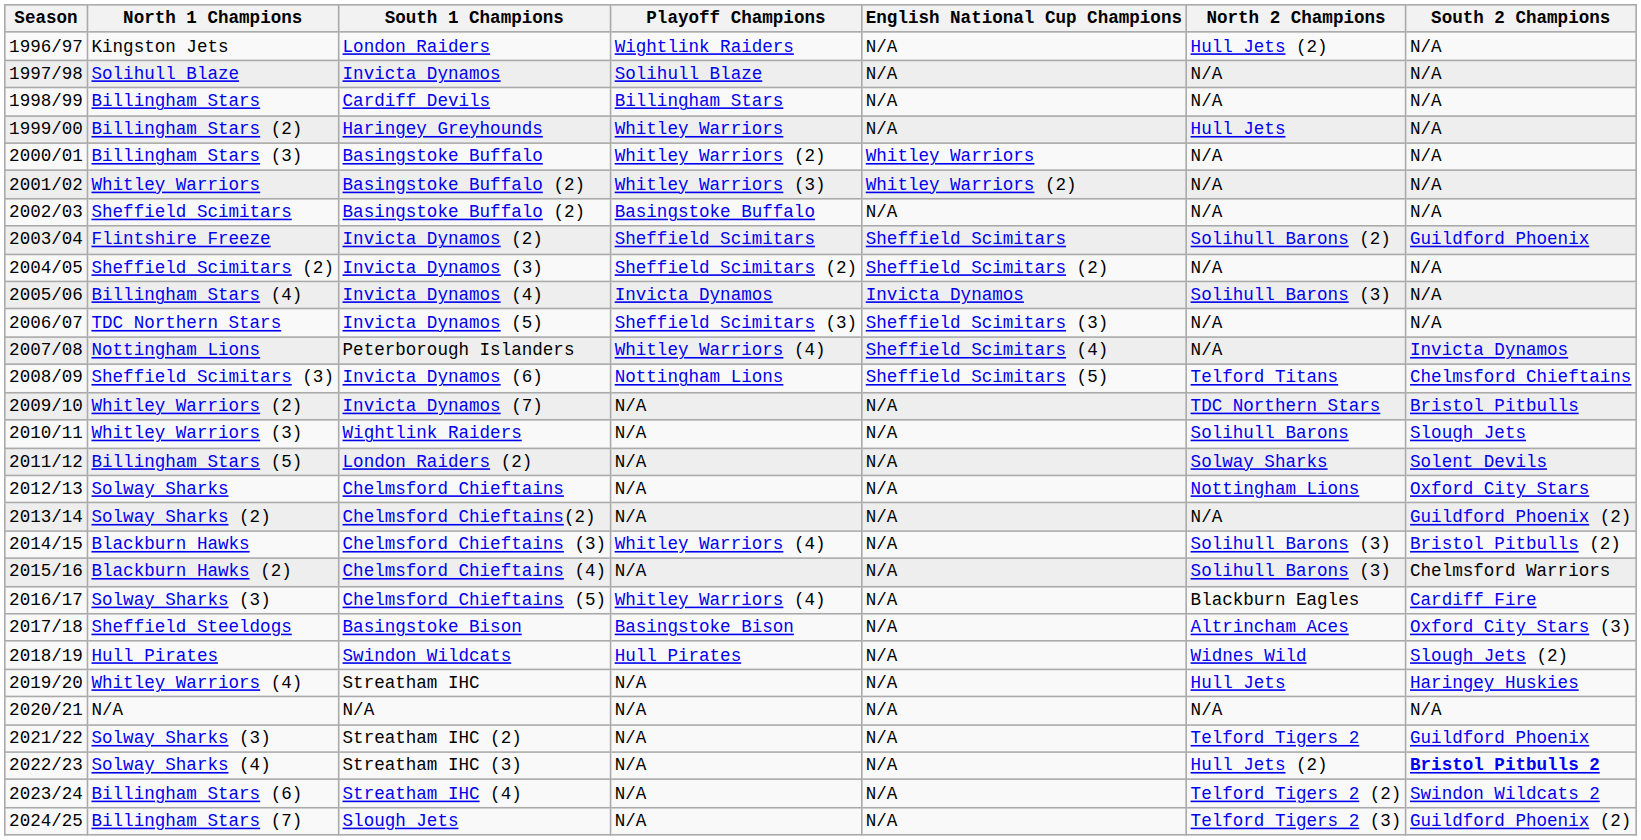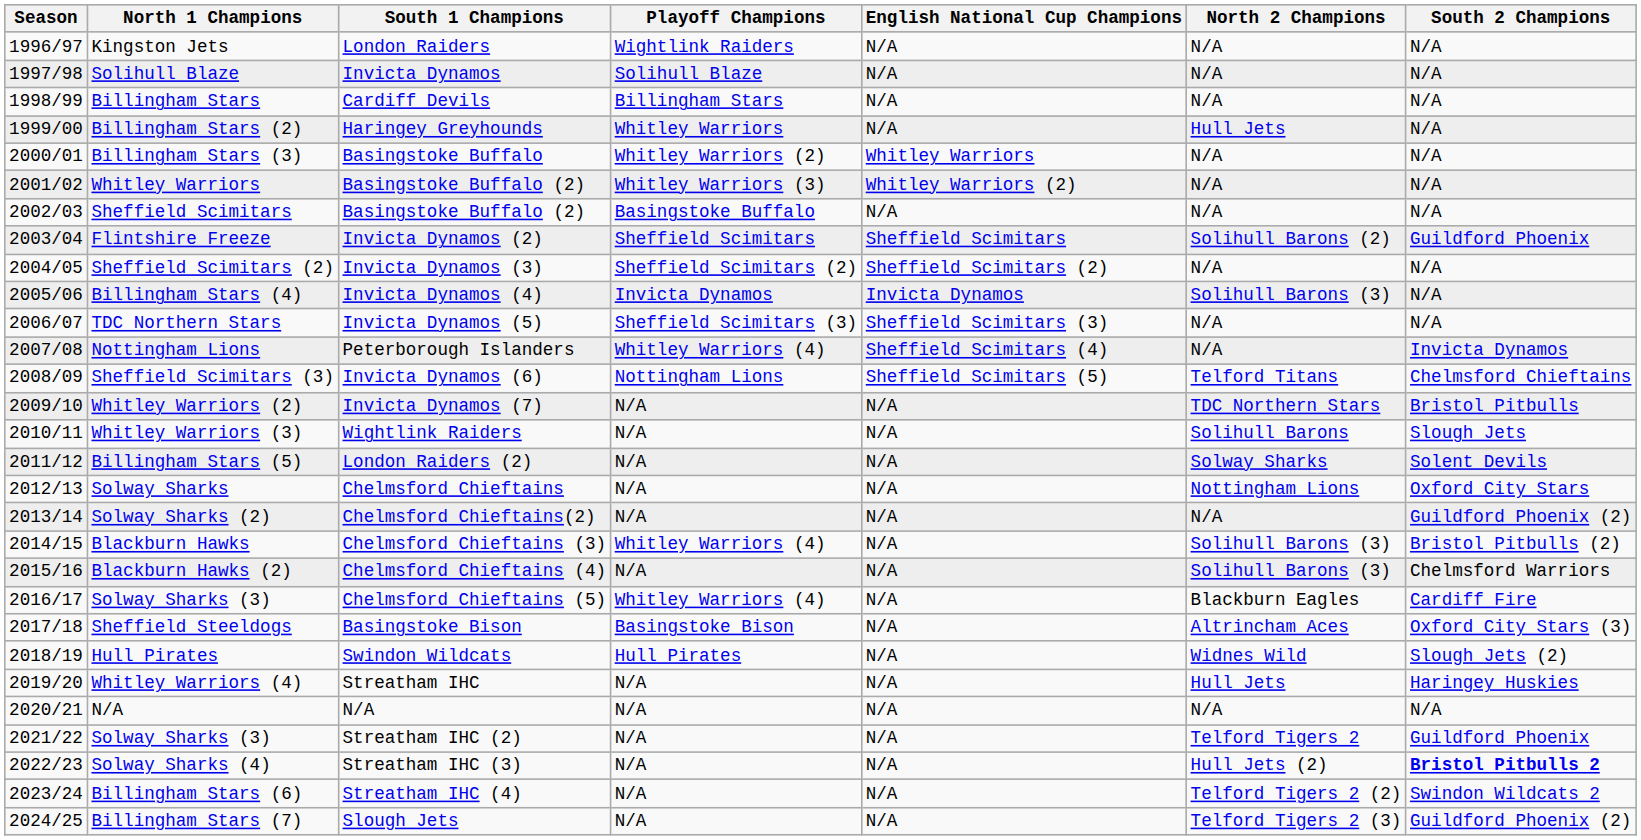(1259, 46) Hull Jets (2) -> (1206, 46) N/A
